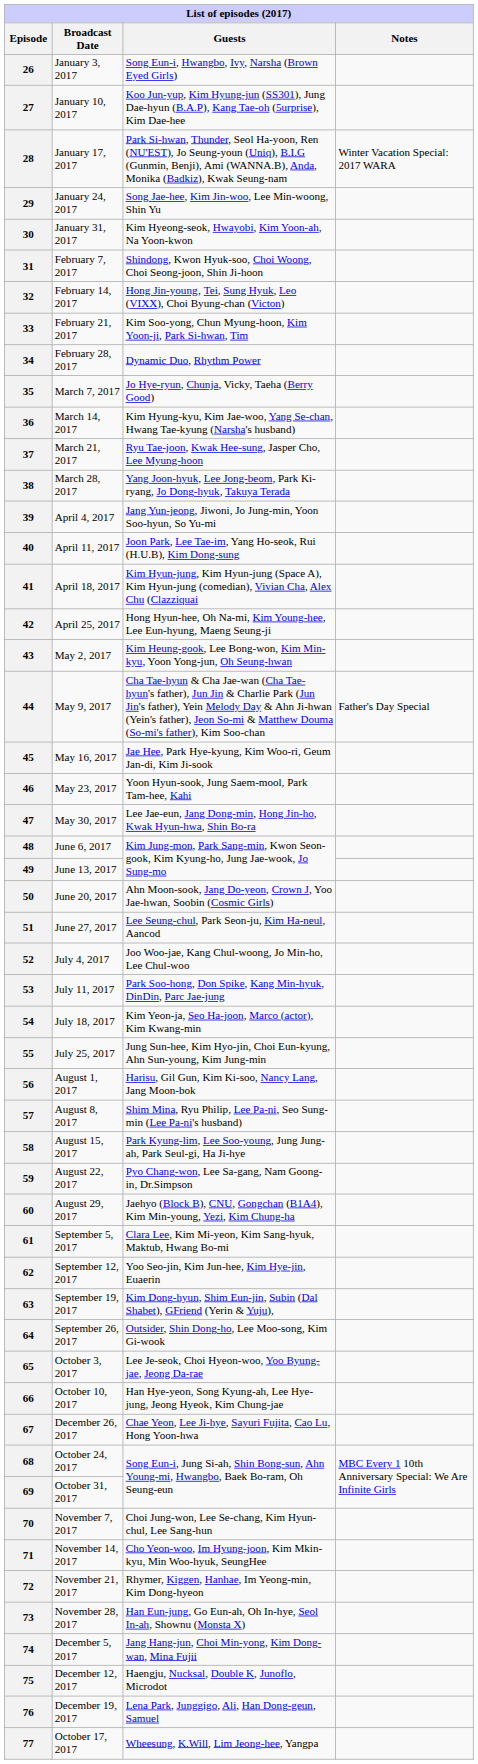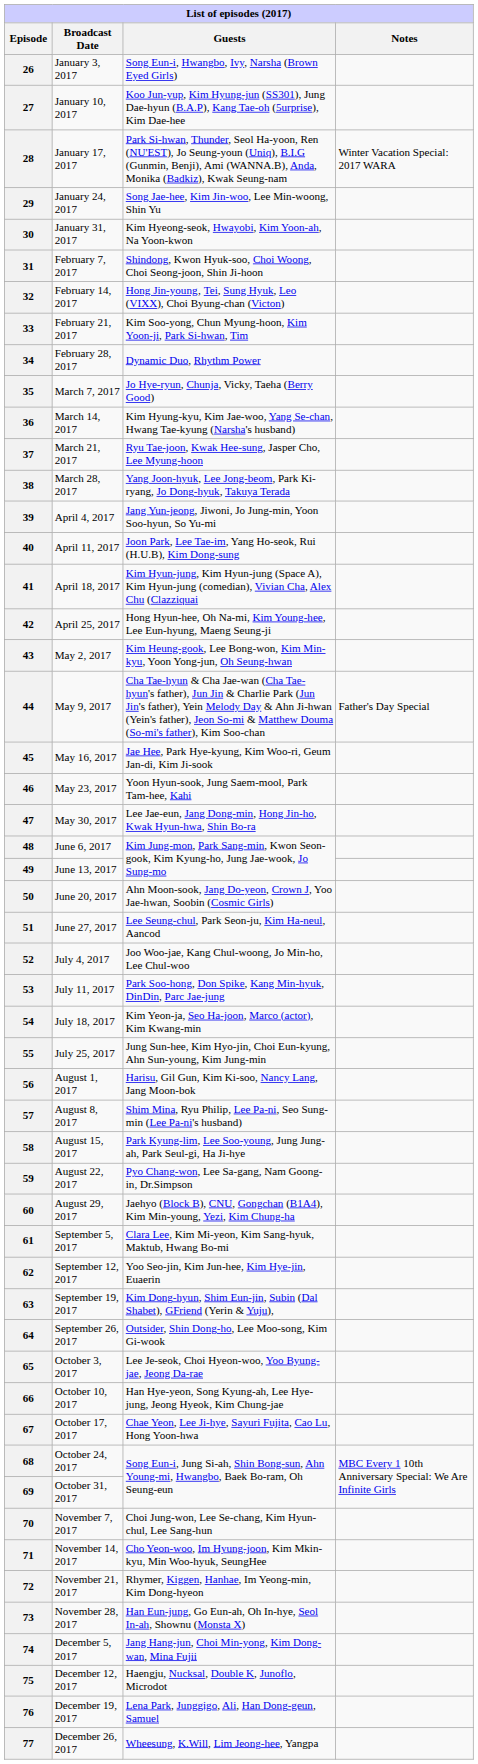(86, 1430) December 26, 2017 -> (81, 1430) October 17, 2017
(81, 1743) October 17, 2017 -> (86, 1743) December 26, 2017
